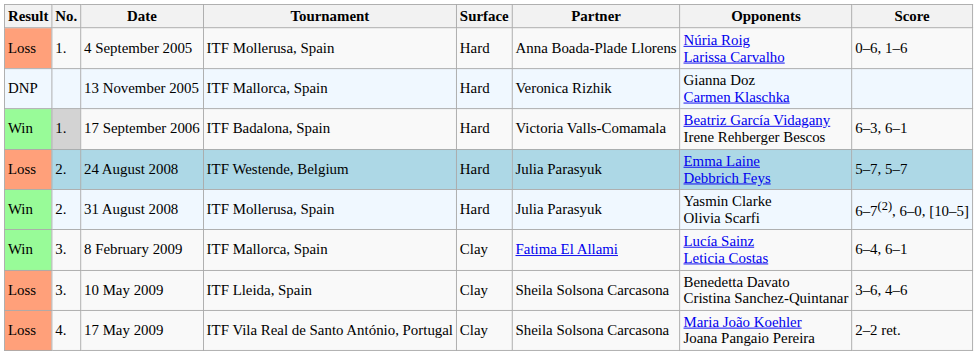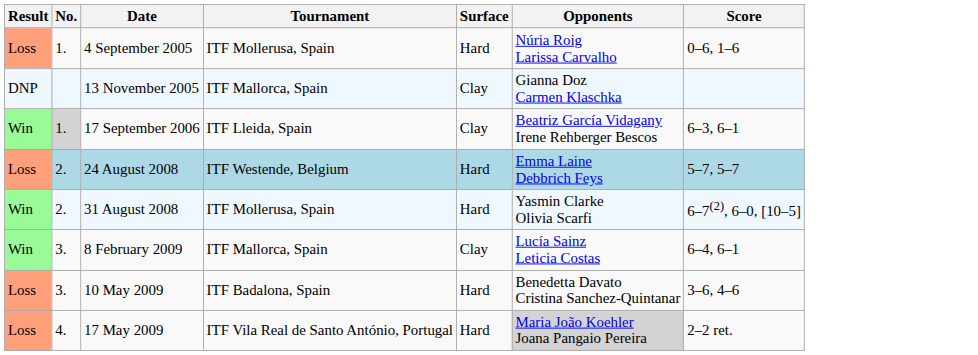- column: (596, 16)
(475, 88) Hard -> (474, 88) Clay
(268, 128) ITF Badalona, Spain -> (259, 128) ITF Lleida, Spain
(475, 128) Hard -> (474, 128) Clay
(259, 290) ITF Lleida, Spain -> (268, 290) ITF Badalona, Spain
(474, 290) Clay -> (475, 290) Hard
(474, 330) Clay -> (475, 330) Hard
(749, 330) no background -> (581, 330) lightgrey background
